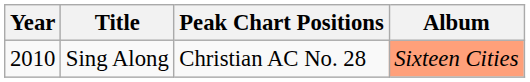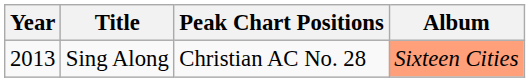(33, 58) 2010 -> (33, 58) 2013
